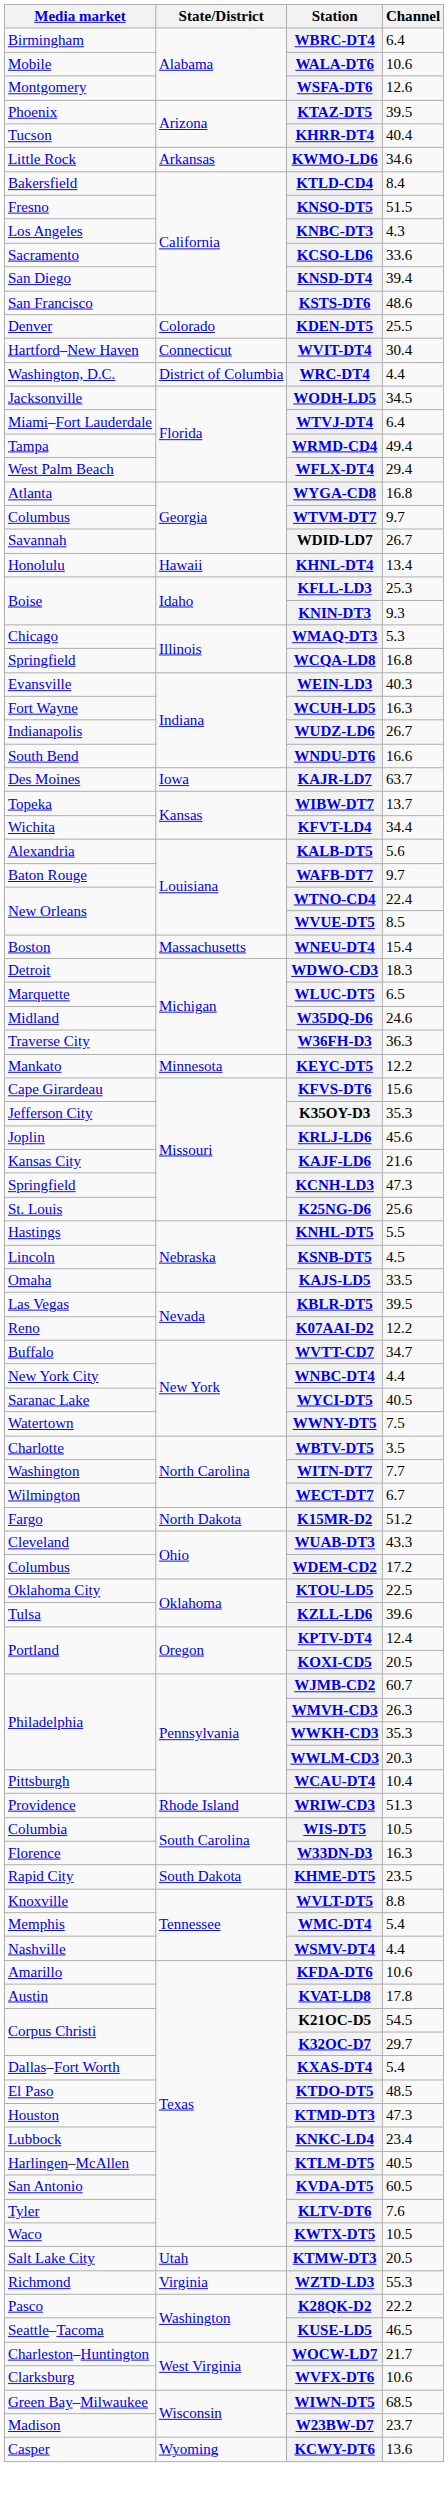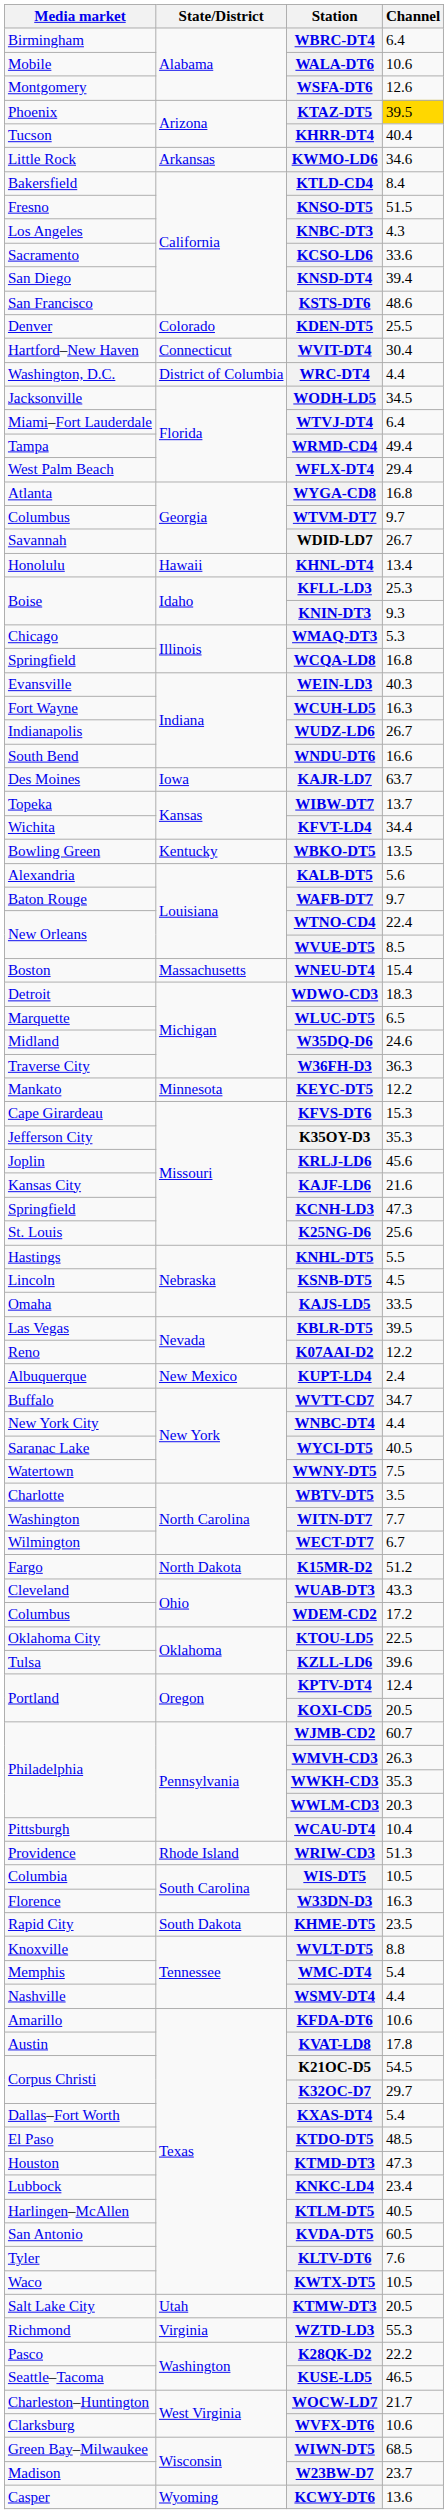(399, 111) no background -> (399, 111) gold background
+ row: (335, 851)
(399, 1089) 15.6 -> (399, 1113) 15.3
+ row: (335, 1376)
